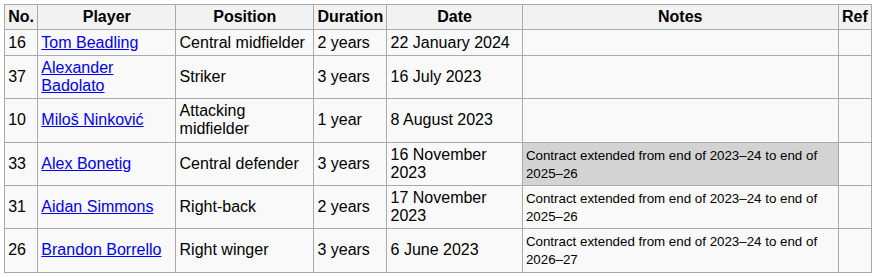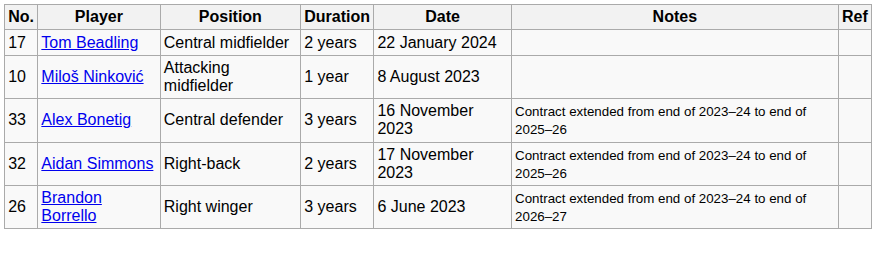(17, 42) 16 -> (17, 42) 17
- row: (77, 76)
(671, 164) lightgrey background -> (661, 121) no background
(17, 207) 31 -> (17, 163) 32
